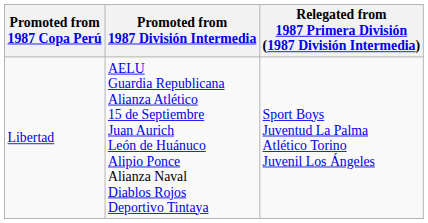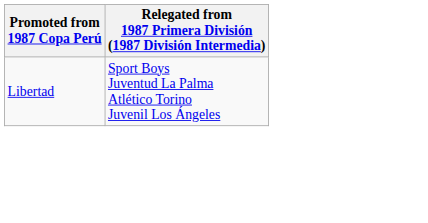- column: (182, 30)
